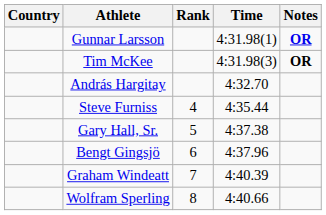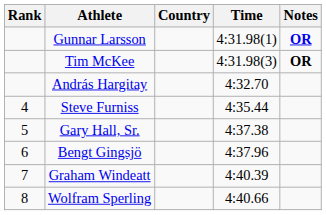columns swapped: (193, 15) <-> (34, 15)
